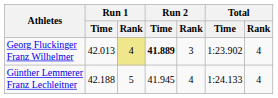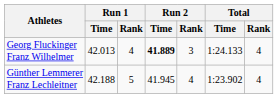(131, 51) khaki background -> (131, 51) no background
(225, 51) 1:23.902 -> (225, 51) 1:24.133
(225, 79) 1:24.133 -> (225, 79) 1:23.902
